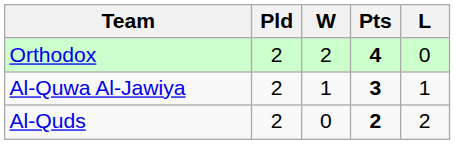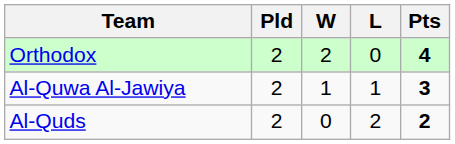columns swapped: (425, 21) <-> (375, 21)
